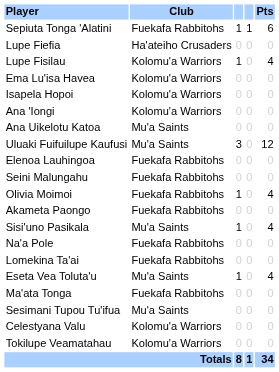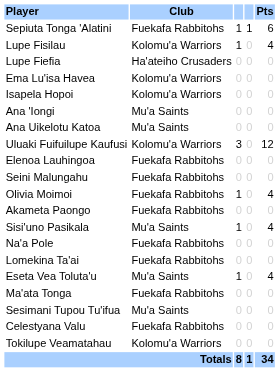rows swapped: (33, 45) <-> (36, 61)
(176, 111) Kolomu'a Warriors -> (160, 111) Mu'a Saints
(160, 144) Mu'a Saints -> (176, 144) Kolomu'a Warriors
(176, 326) Kolomu'a Warriors -> (178, 326) Fuekafa Rabbitohs
